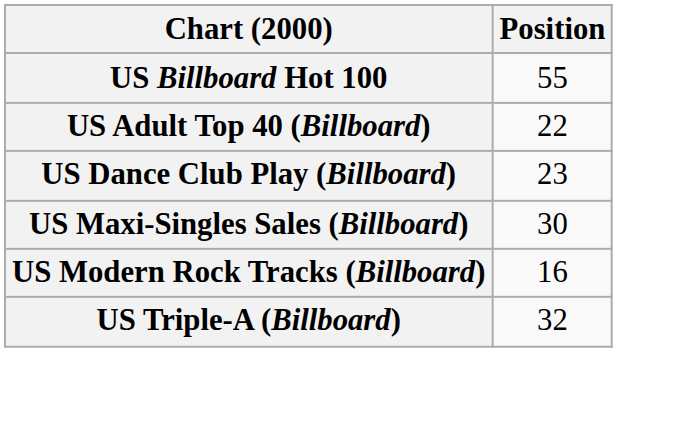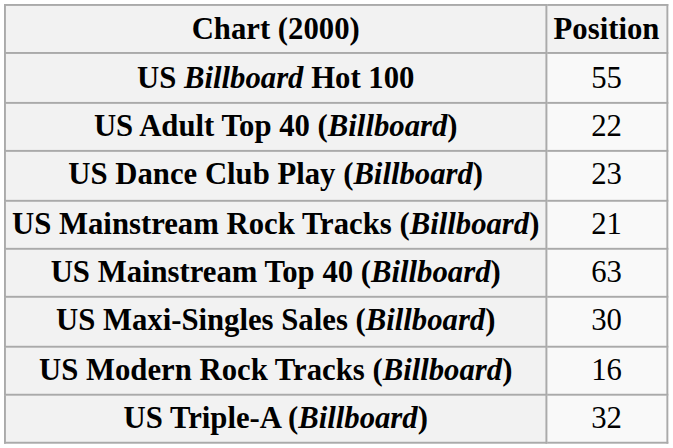+ row: (276, 223)
+ row: (276, 272)
